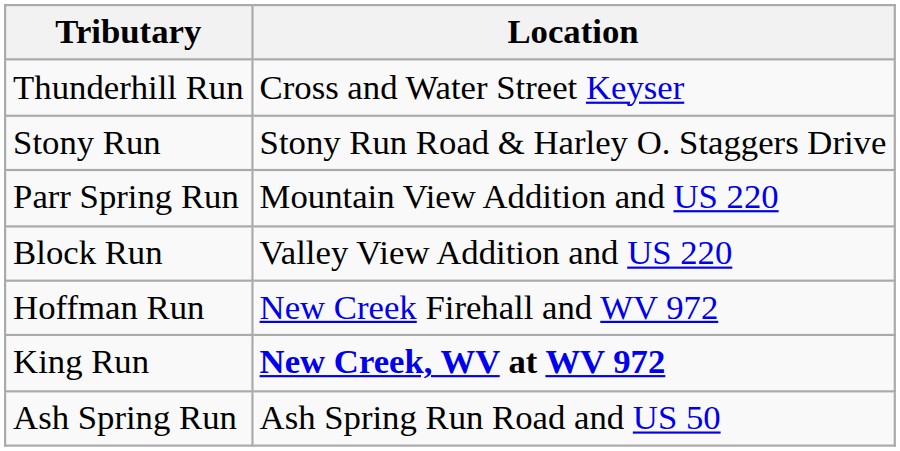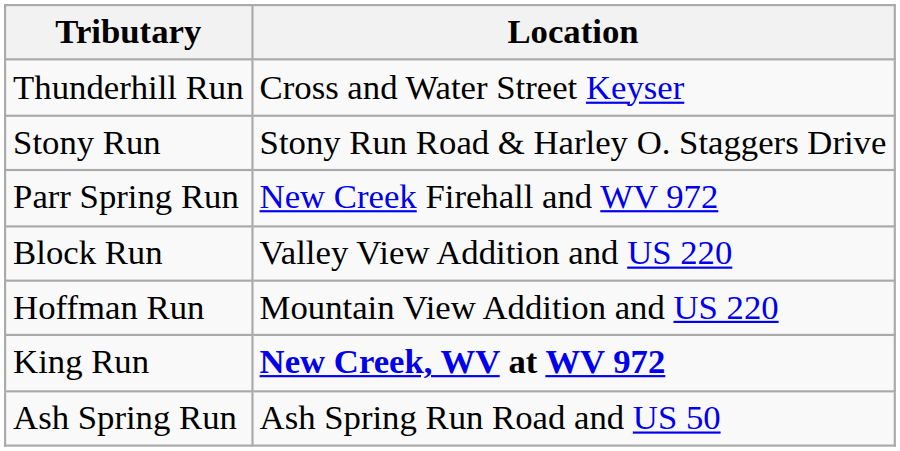(519, 197) Mountain View Addition and US 220 -> (489, 197) New Creek Firehall and WV 972
(489, 307) New Creek Firehall and WV 972 -> (519, 307) Mountain View Addition and US 220
